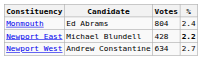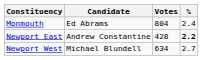(104, 36) Michael Blundell -> (108, 36) Andrew Constantine
(108, 49) Andrew Constantine -> (104, 49) Michael Blundell
